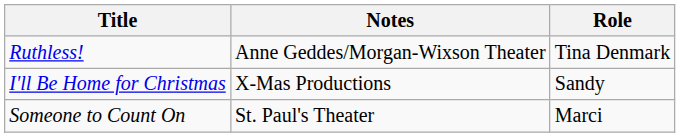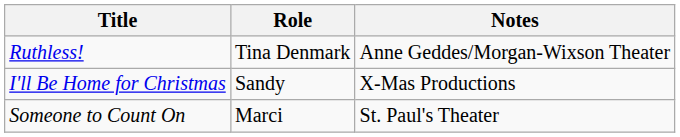columns swapped: (612, 20) <-> (390, 20)
